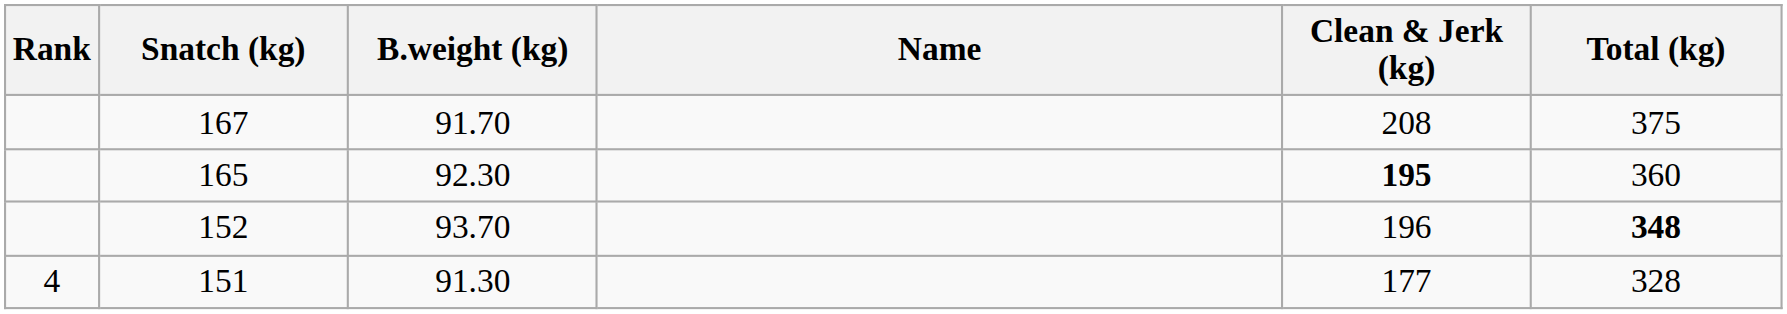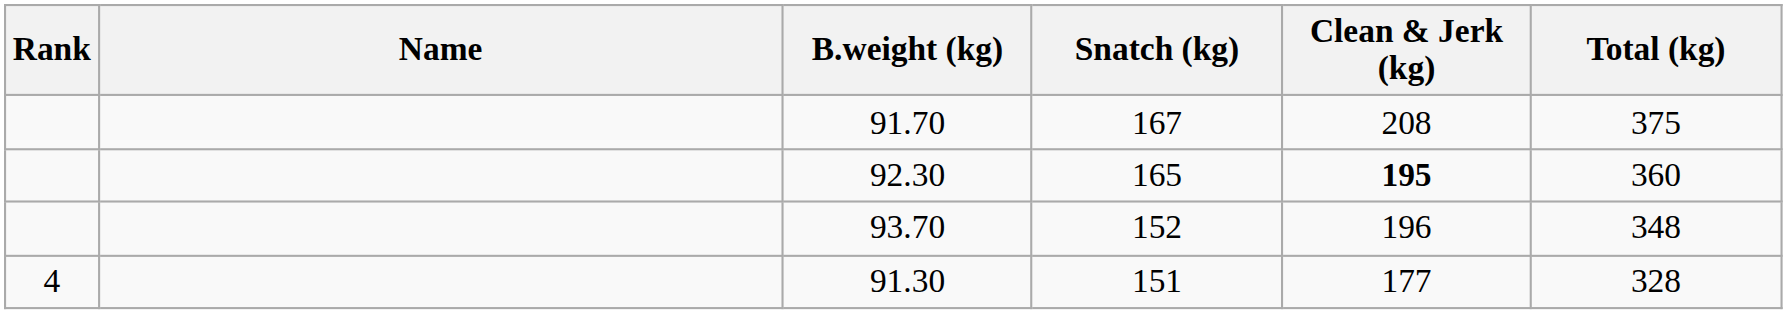columns swapped: (940, 49) <-> (223, 49)
(1656, 227) bold -> (1656, 227) normal
